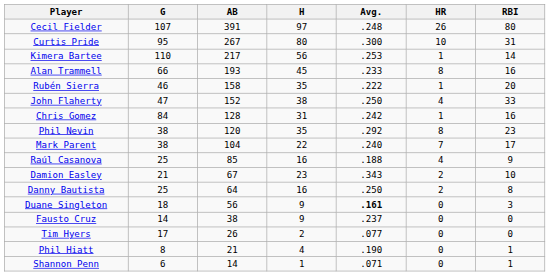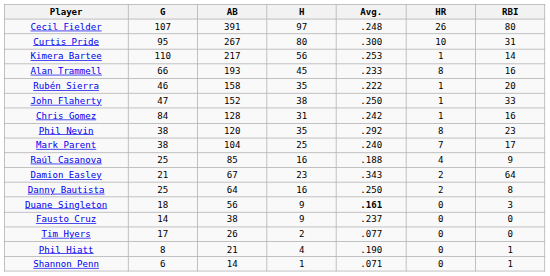(441, 101) 4 -> (441, 101) 1
(302, 145) 22 -> (302, 145) 25
(510, 175) 10 -> (510, 175) 64
